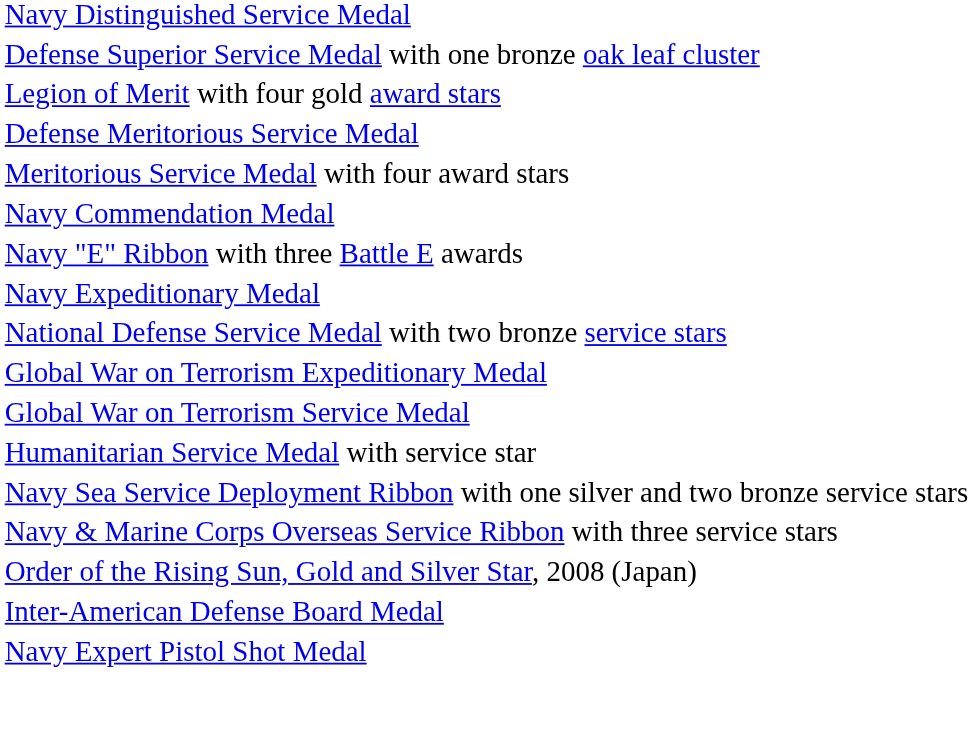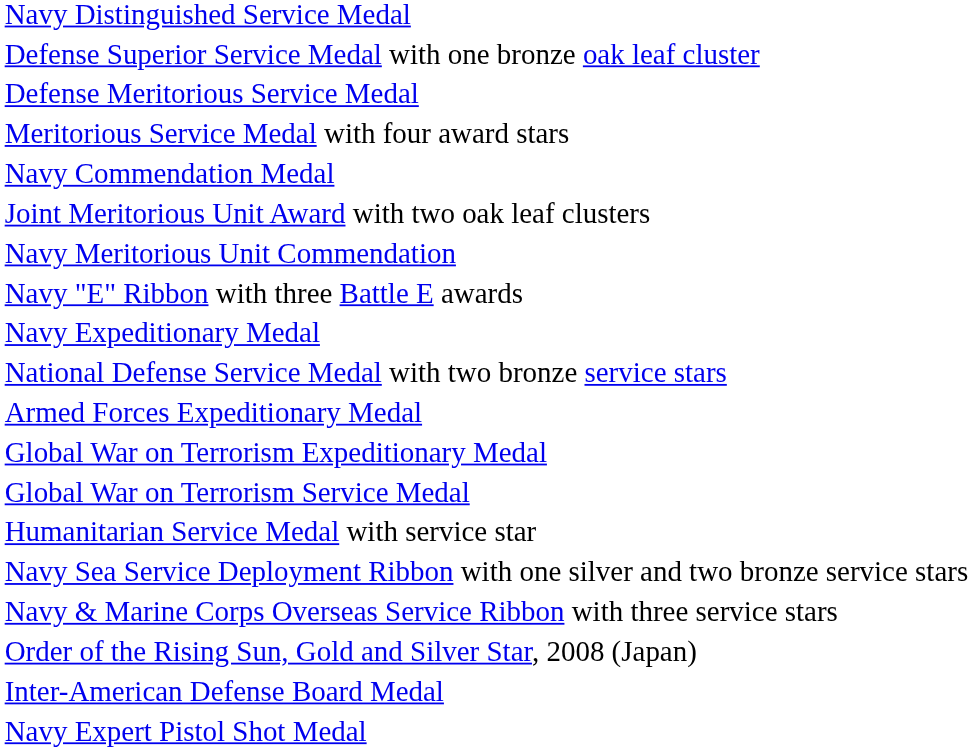- row: (253, 93)
+ row: (327, 213)
+ row: (230, 253)
+ row: (213, 412)
